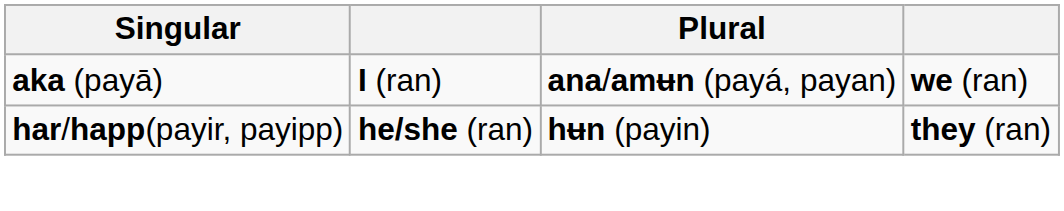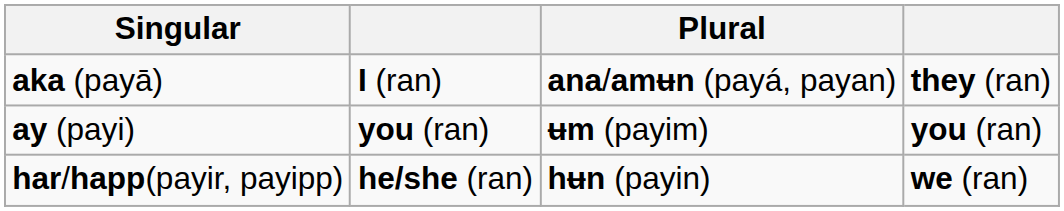(969, 79) we (ran) -> (981, 79) they (ran)
+ row: (74, 129)
(981, 129) they (ran) -> (969, 179) we (ran)
